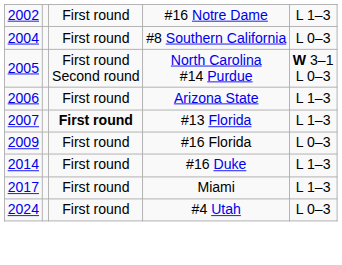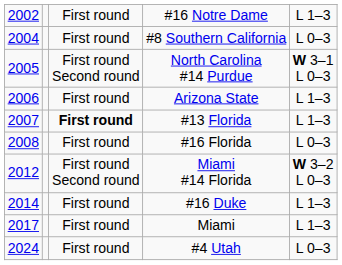(23, 143) 2009 -> (23, 143) 2008
+ row: (216, 173)
